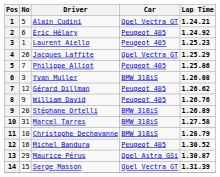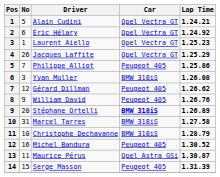(144, 32) Peugeot 405 -> (150, 32) Opel Vectra GT
(144, 44) Peugeot 405 -> (150, 44) Opel Vectra GT
(140, 111) normal -> (140, 111) bold
(25, 156) 29 -> (25, 156) 11
(150, 167) Opel Vectra GT -> (144, 167) Peugeot 405
